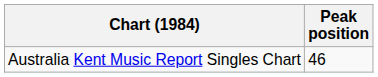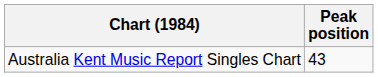(317, 59) 46 -> (317, 59) 43
